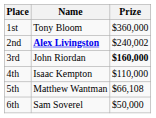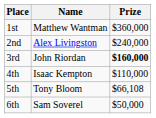(58, 27) Tony Bloom -> (70, 27) Matthew Wantman
(66, 43) bold -> (65, 43) normal
(130, 43) $240,002 -> (130, 43) $240,000
(70, 89) Matthew Wantman -> (58, 89) Tony Bloom
